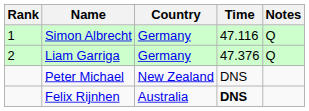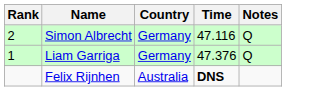(11, 35) 1 -> (11, 35) 2
(11, 56) 2 -> (11, 56) 1
- row: (84, 76)
